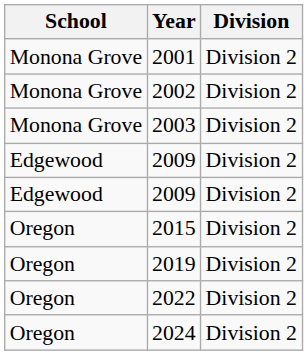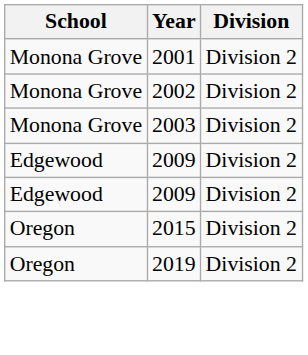- row: (42, 297)
- row: (42, 332)
